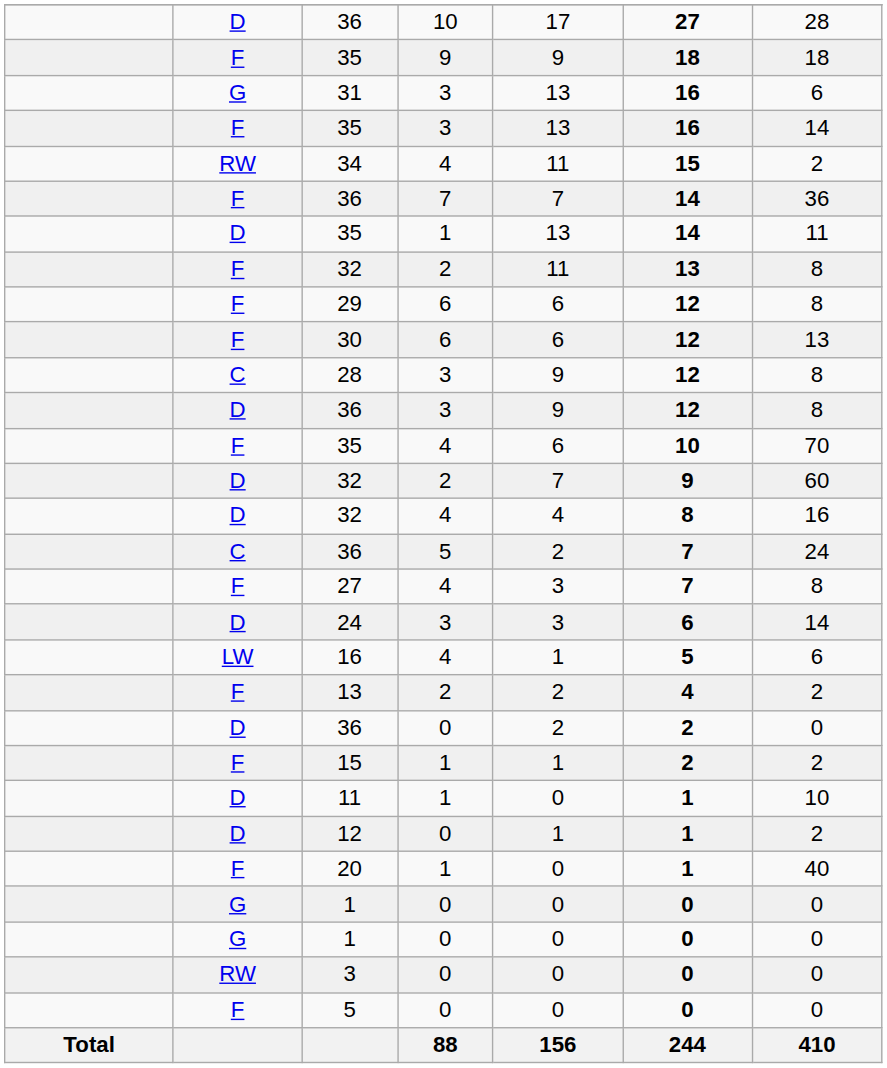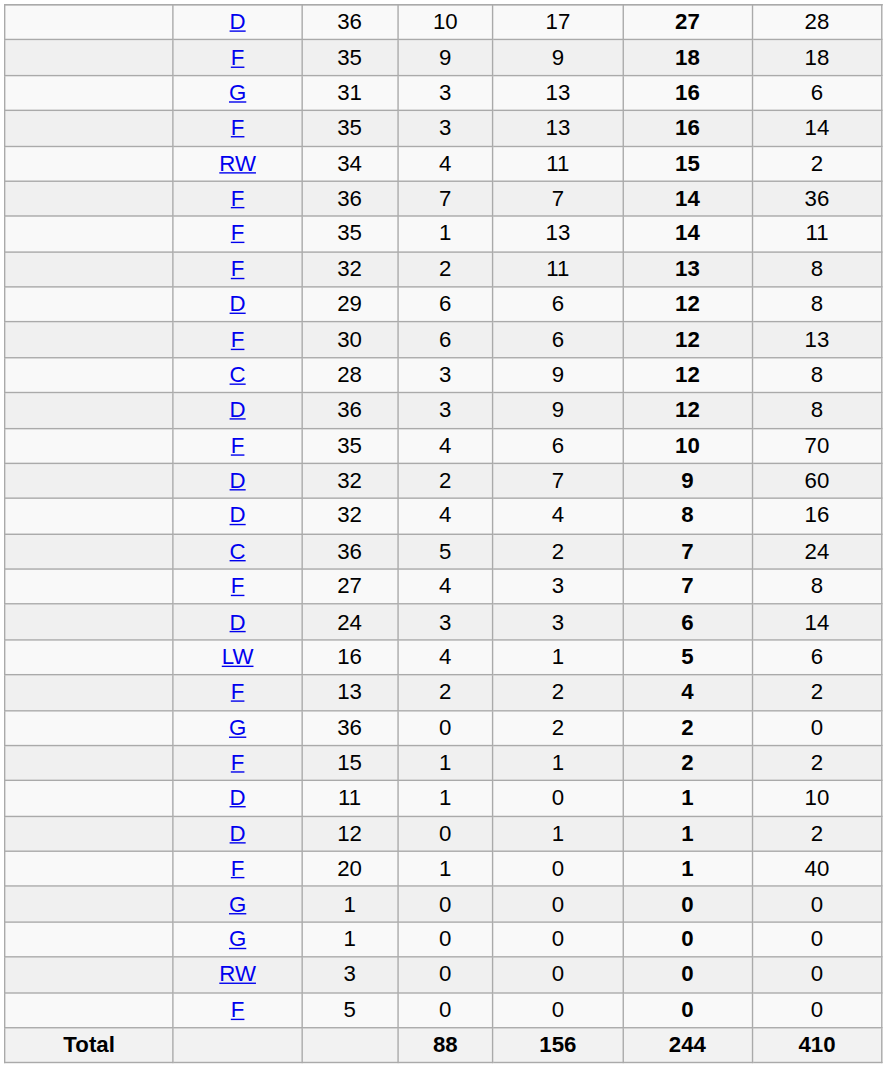(238, 233) D -> (238, 233) F
(238, 304) F -> (238, 304) D
(238, 727) D -> (238, 727) G
